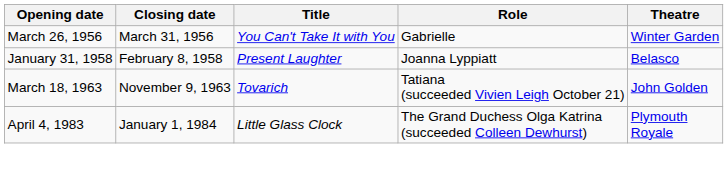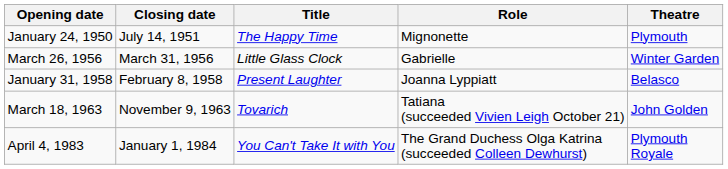+ row: (60, 36)
(316, 36) You Can't Take It with You -> (290, 58) Little Glass Clock
(290, 124) Little Glass Clock -> (316, 146) You Can't Take It with You
